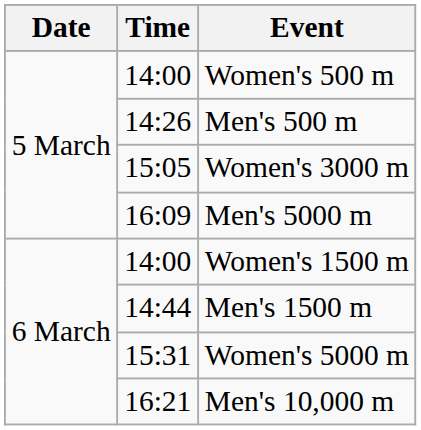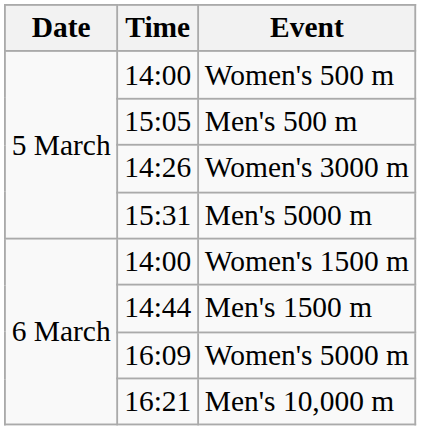(158, 121) 14:26 -> (158, 121) 15:05
(158, 167) 15:05 -> (158, 167) 14:26
(158, 214) 16:09 -> (158, 214) 15:31
(158, 354) 15:31 -> (158, 354) 16:09
